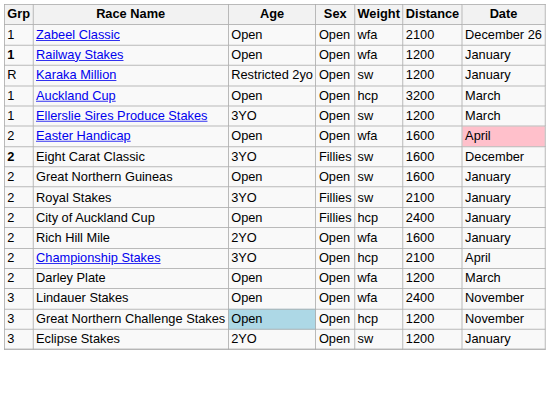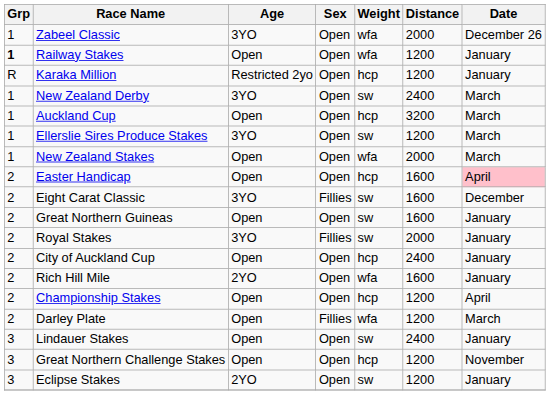(247, 34) Open -> (244, 34) 3YO
(420, 34) 2100 -> (420, 34) 2000
(365, 75) sw -> (368, 75) hcp
+ row: (93, 95)
+ row: (95, 156)
(367, 136) wfa -> (368, 177) hcp
(11, 156) bold -> (11, 197) normal
(420, 197) 2100 -> (420, 237) 2000
(335, 217) Fillies -> (335, 258) Open
(244, 258) 3YO -> (247, 298) Open
(420, 258) 2100 -> (420, 298) 1200
(335, 278) Open -> (335, 319) Fillies
(367, 298) wfa -> (365, 339) sw
(495, 298) November -> (488, 339) January
(247, 319) lightblue background -> (247, 359) no background
